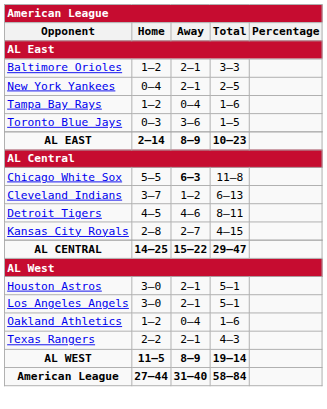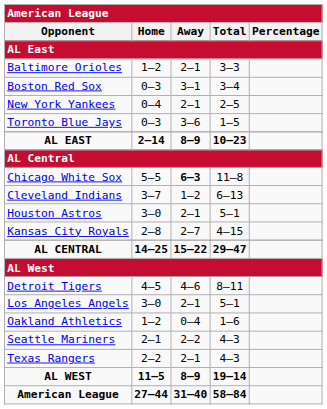+ row: (54, 86)
- row: (54, 105)
rows swapped: (54, 213) <-> (54, 286)
+ row: (61, 340)
